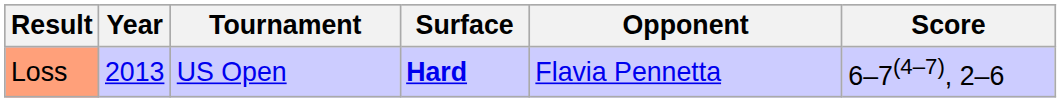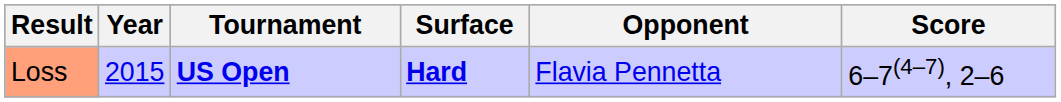(135, 71) 2013 -> (135, 71) 2015
(232, 71) normal -> (233, 71) bold
